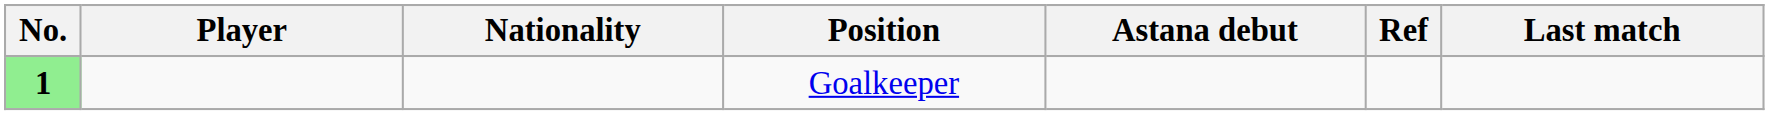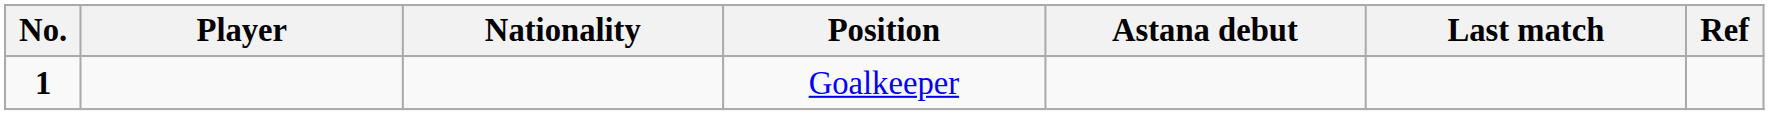columns swapped: (1602, 30) <-> (1404, 30)
(43, 82) lightgreen background -> (43, 82) no background
